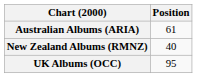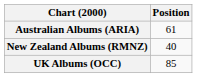(171, 64) 95 -> (171, 64) 85
